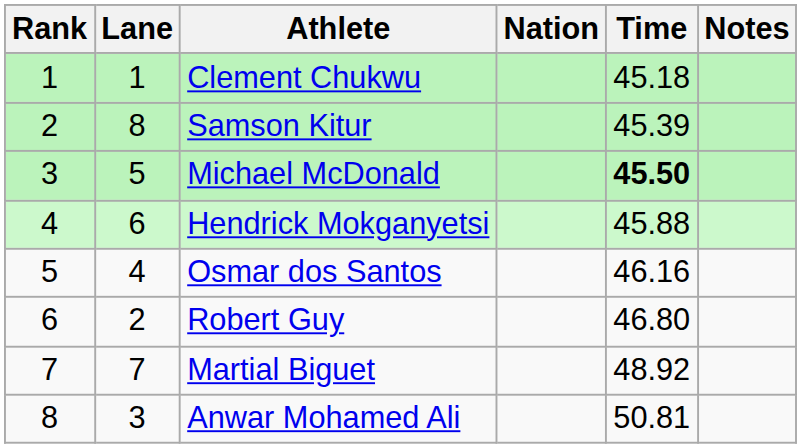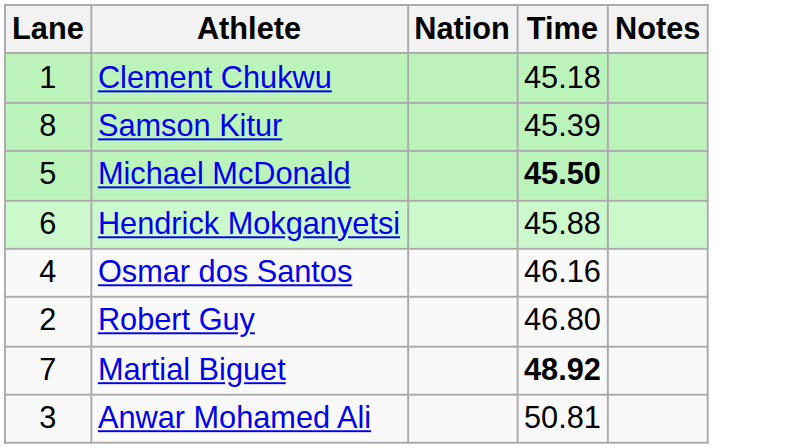- column: (50, 28)
(652, 369) normal -> (562, 369) bold
